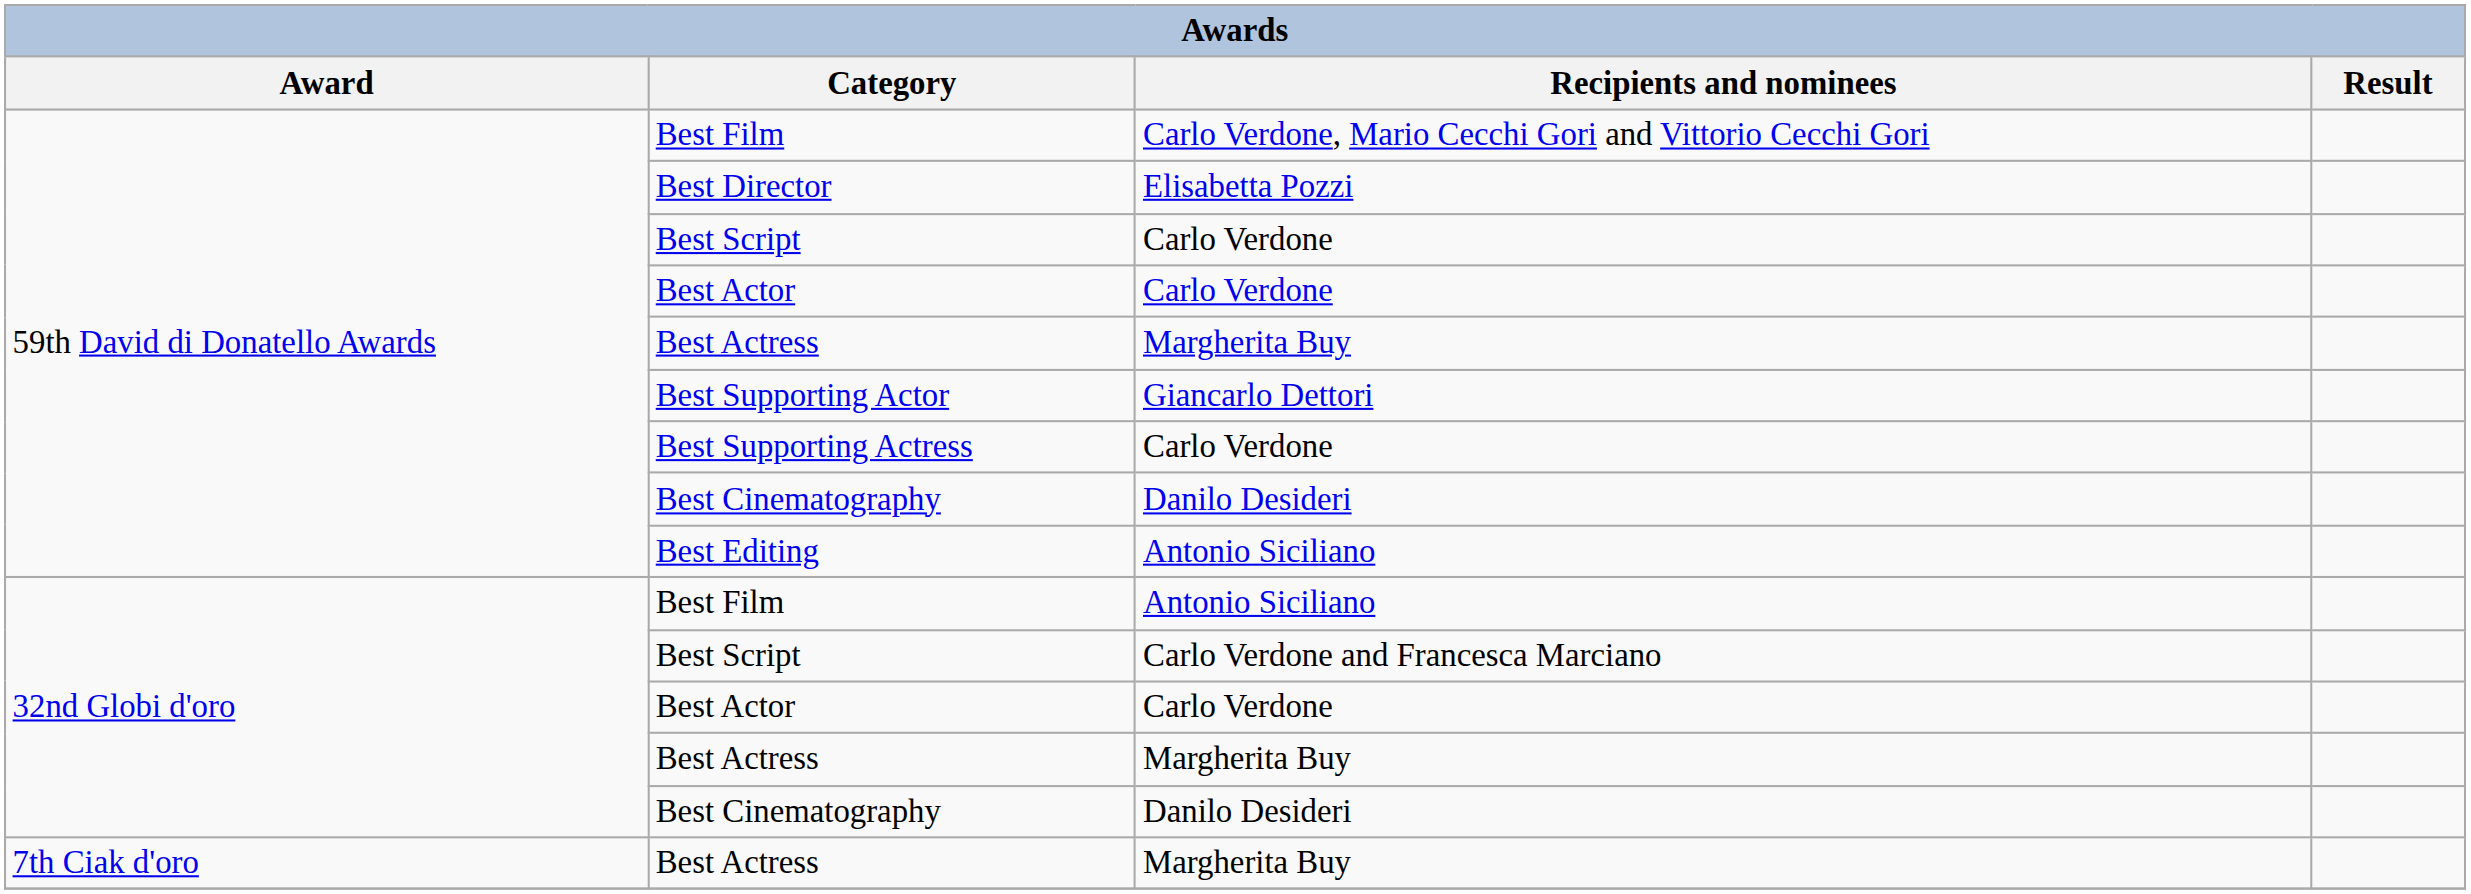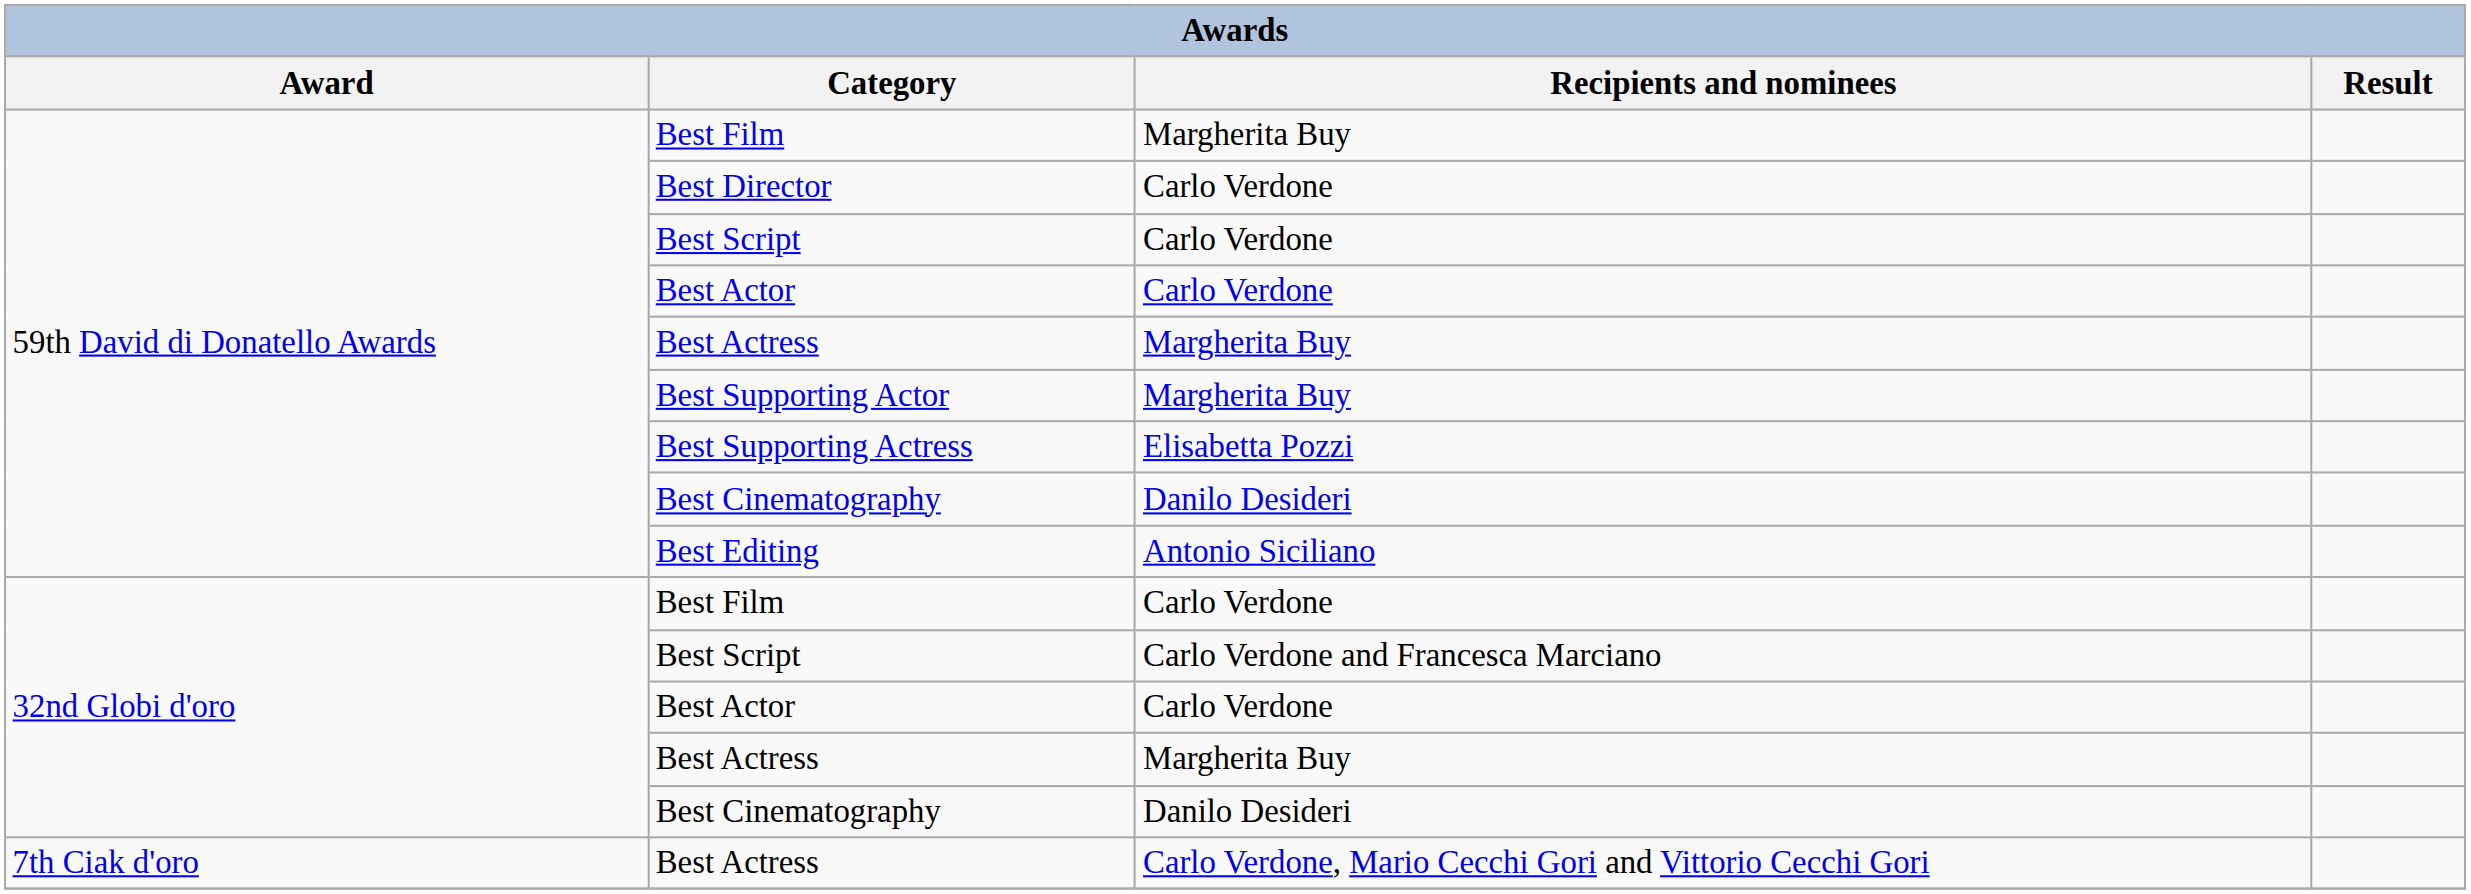(1536, 134) Carlo Verdone, Mario Cecchi Gori and Vittorio Cecchi Gori -> (1247, 134) Margherita Buy
(1248, 186) Elisabetta Pozzi -> (1238, 186) Carlo Verdone
(1258, 394) Giancarlo Dettori -> (1247, 394) Margherita Buy
(1238, 446) Carlo Verdone -> (1248, 446) Elisabetta Pozzi
(1259, 602) Antonio Siciliano -> (1238, 602) Carlo Verdone
(1247, 862) Margherita Buy -> (1536, 862) Carlo Verdone, Mario Cecchi Gori and Vittorio Cecchi Gori
